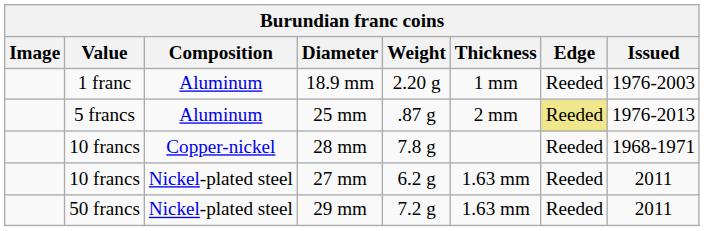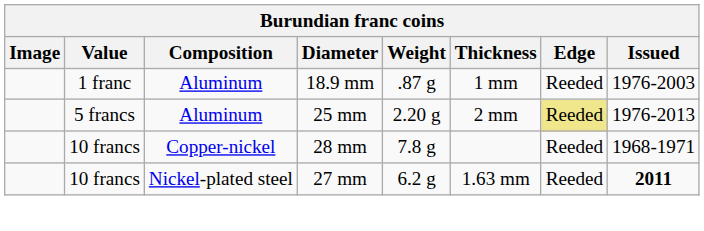(417, 83) 2.20 g -> (417, 83) .87 g
(417, 115) .87 g -> (417, 115) 2.20 g
(654, 178) normal -> (654, 178) bold
- row: (340, 210)
